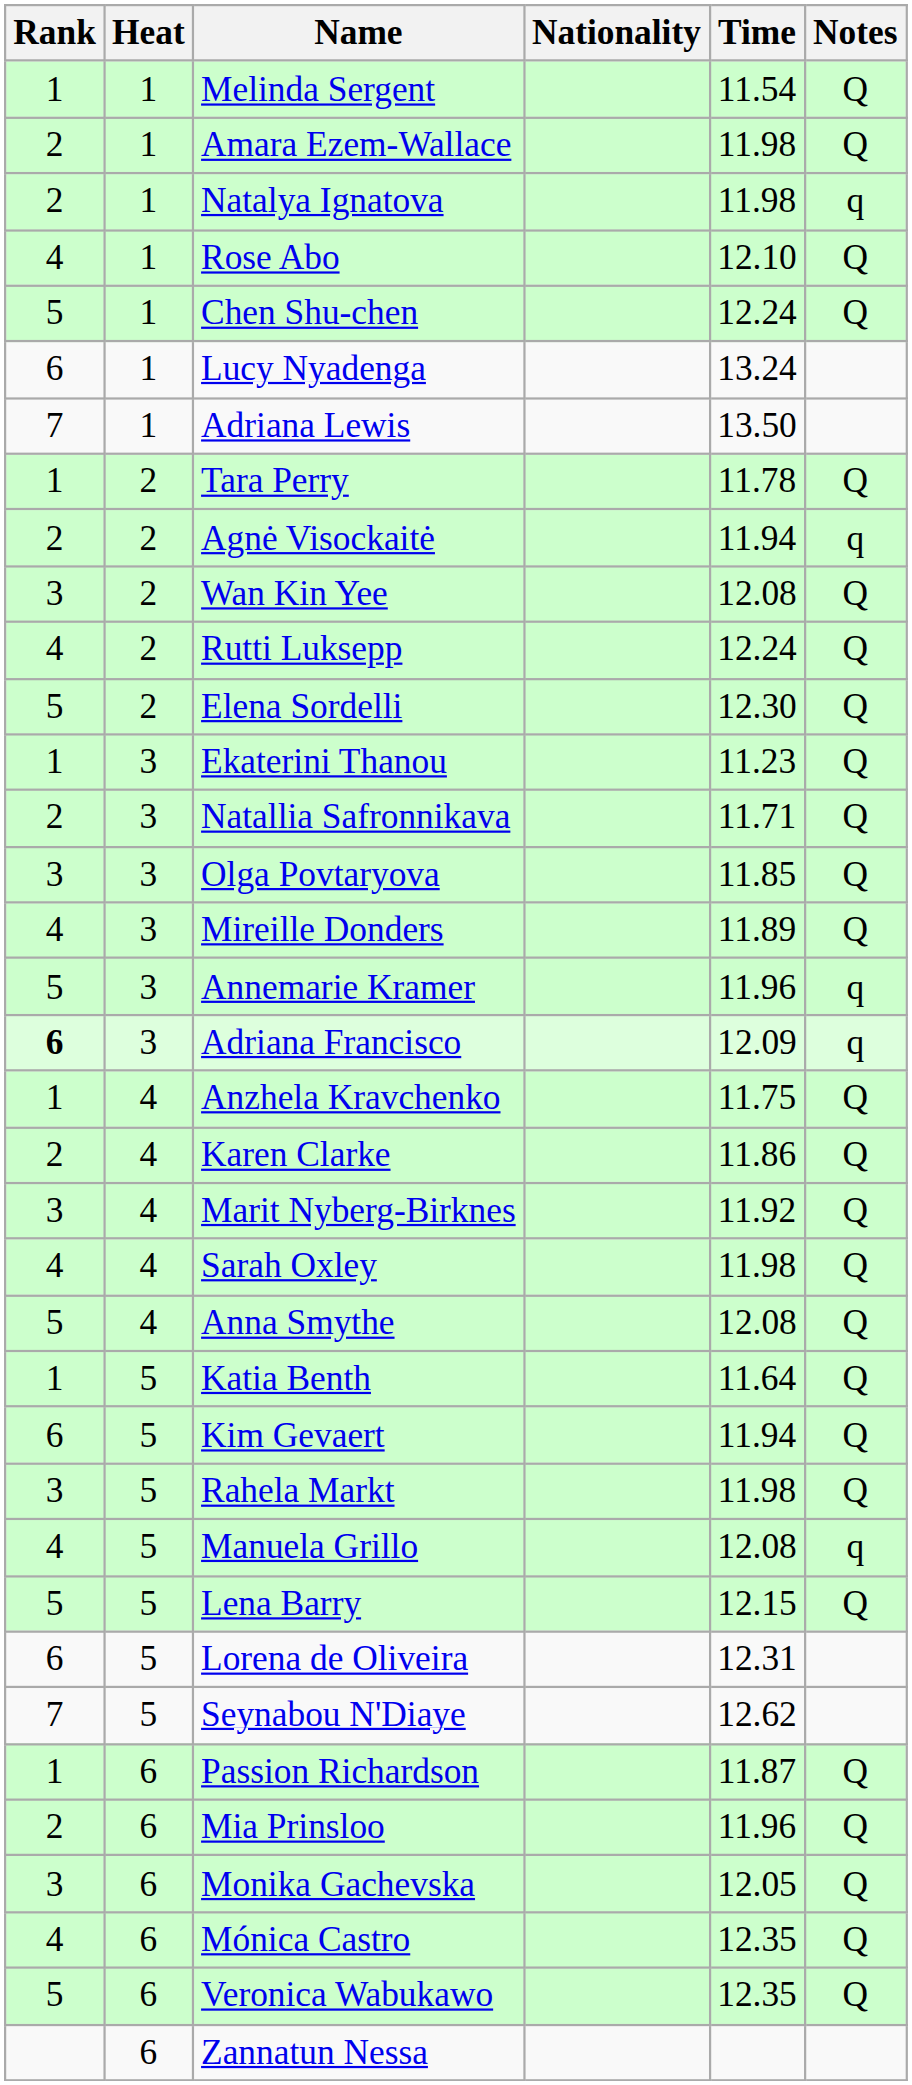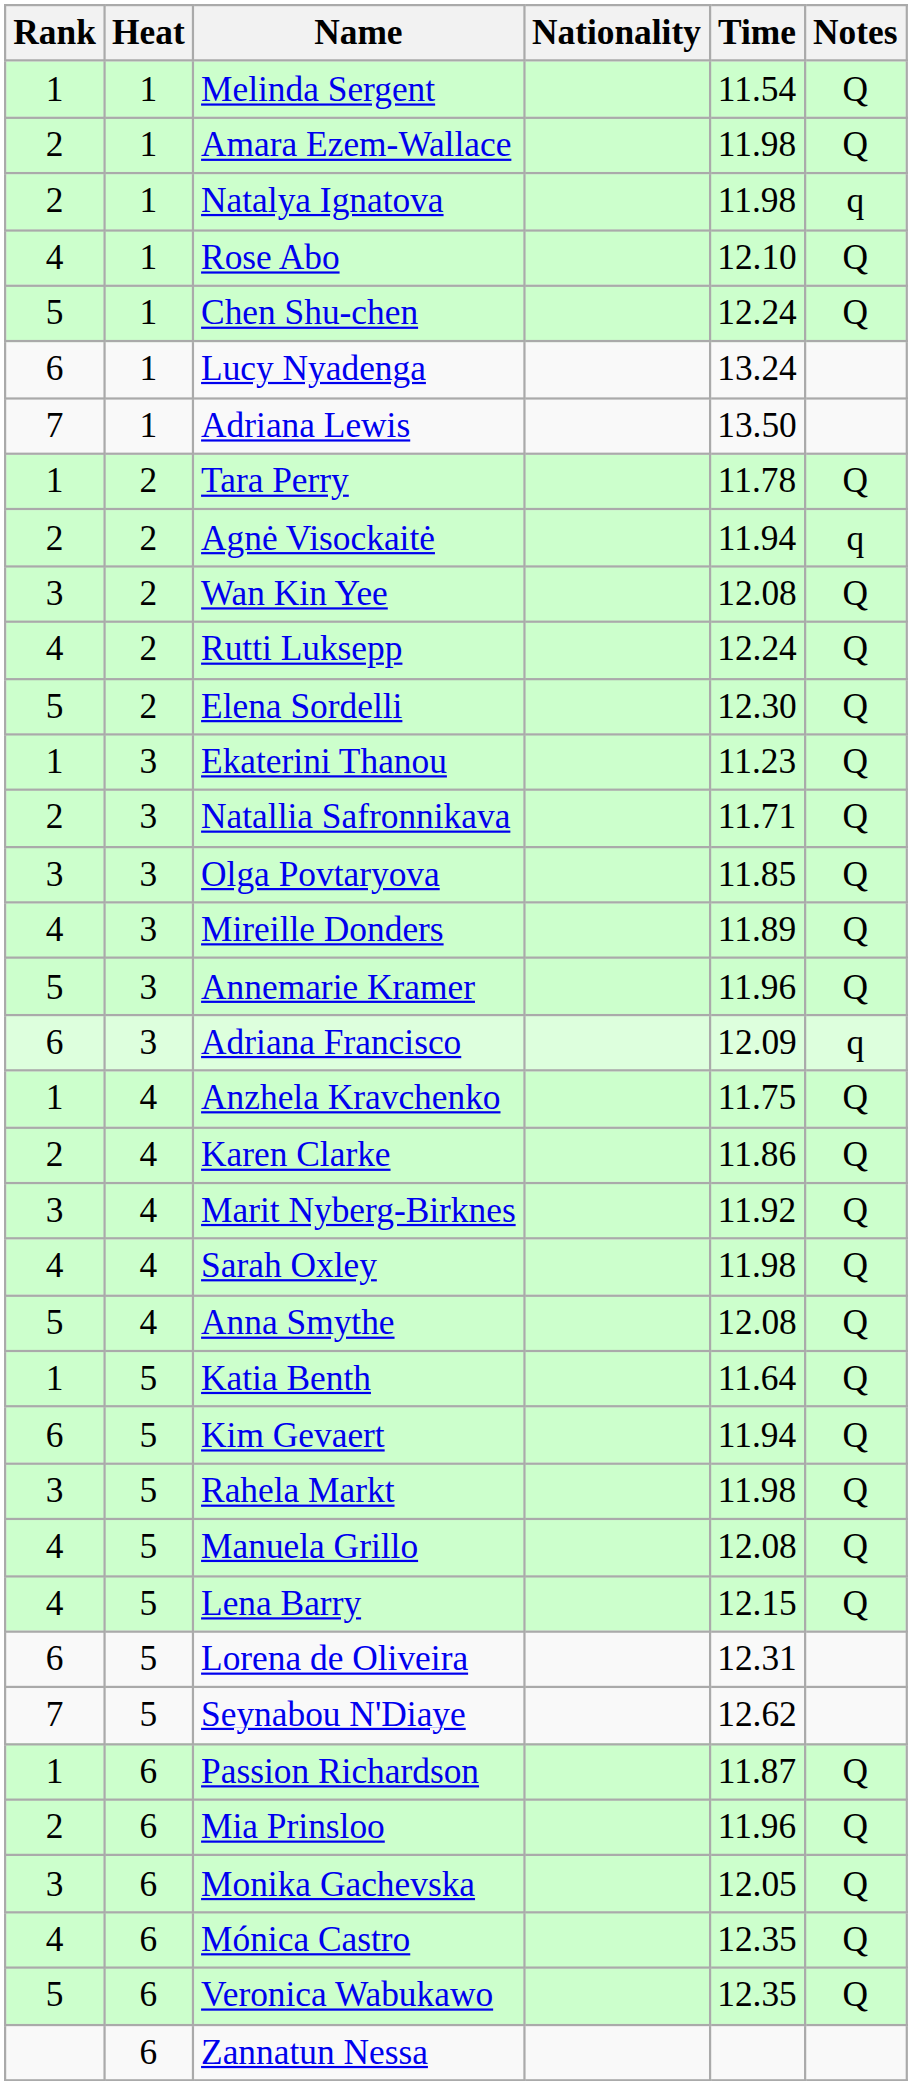(855, 985) q -> (855, 985) Q
(55, 1041) bold -> (55, 1041) normal
(855, 1546) q -> (855, 1546) Q
(55, 1602) 5 -> (55, 1602) 4
